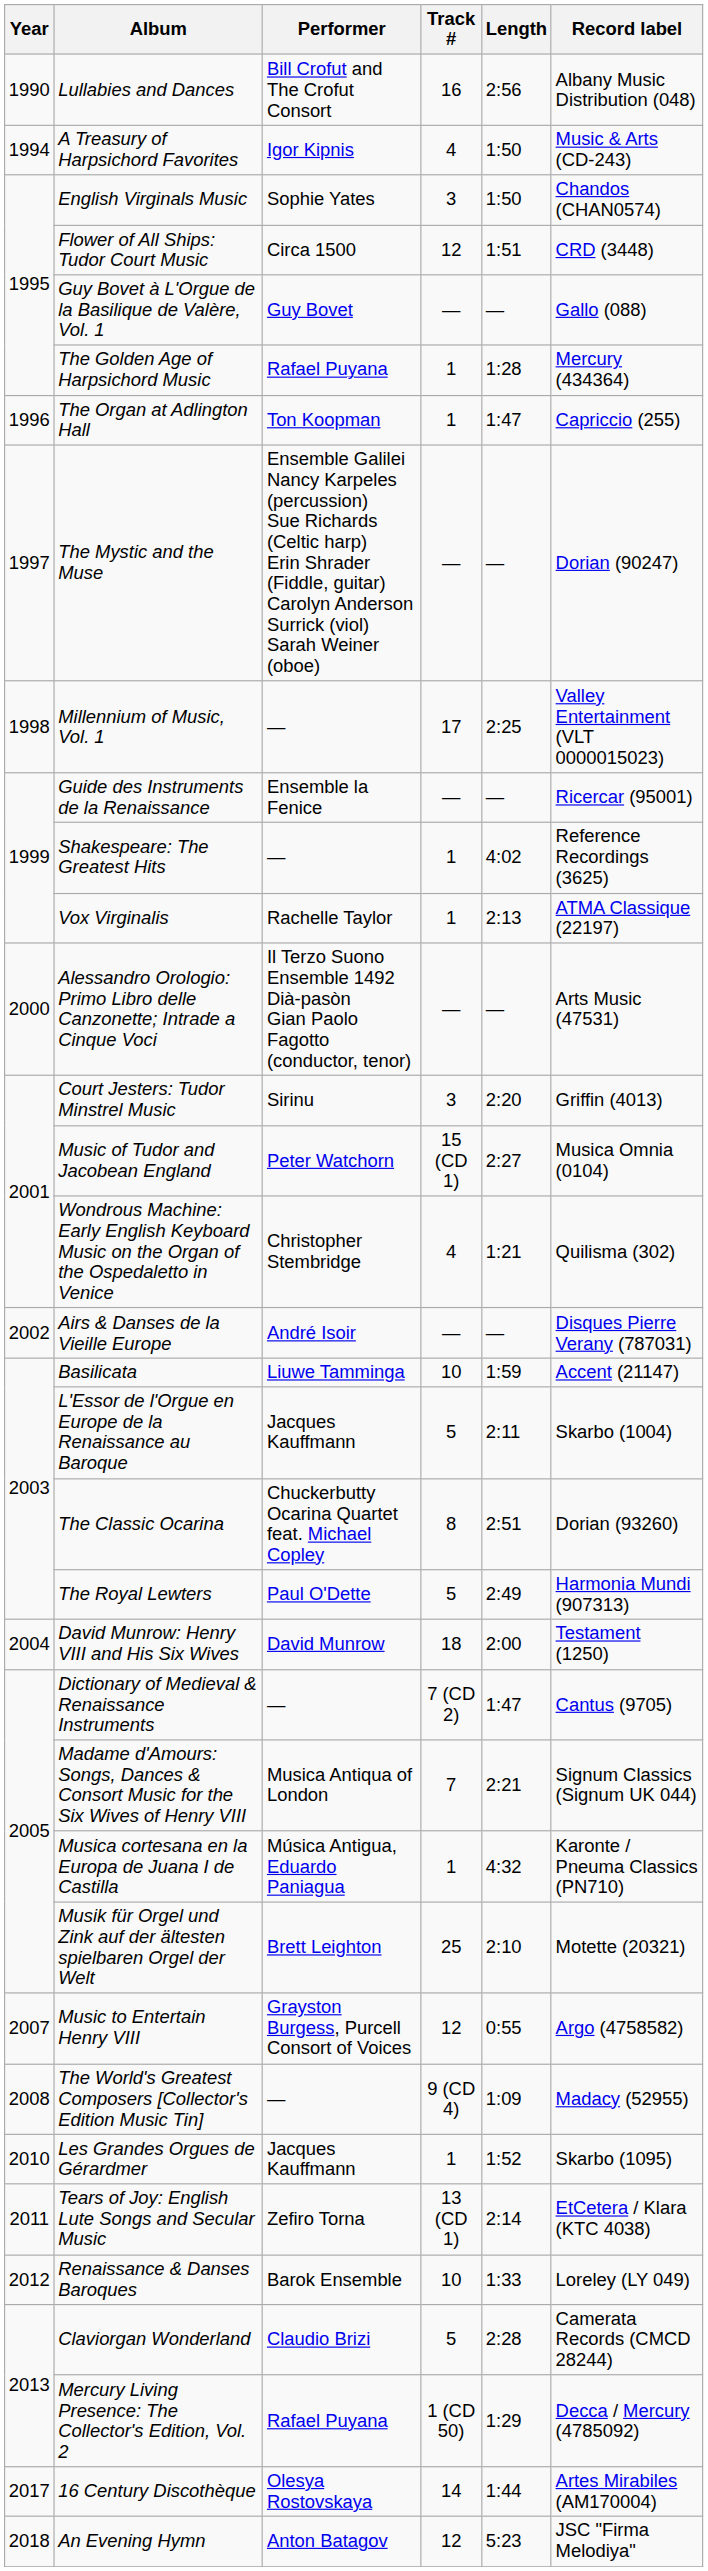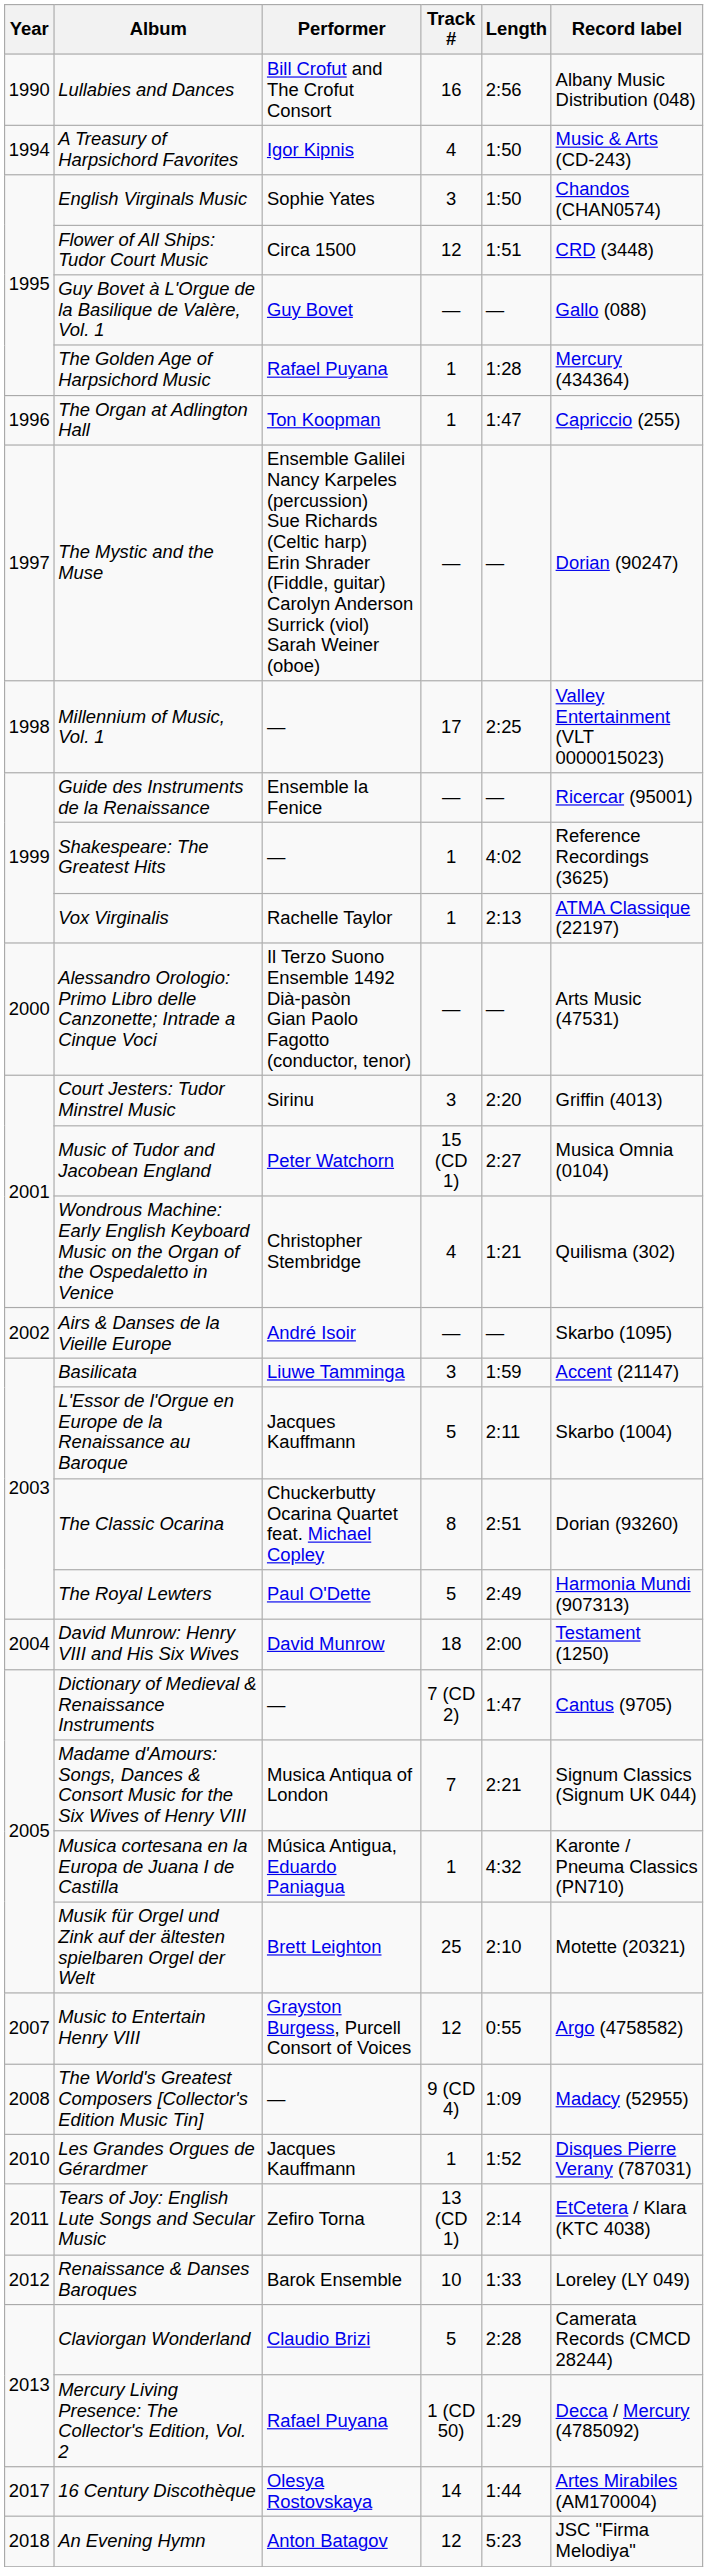(624, 1332) Disques Pierre Verany (787031) -> (614, 1332) Skarbo (1095)
(451, 1372) 10 -> (451, 1372) 3
(614, 2159) Skarbo (1095) -> (624, 2159) Disques Pierre Verany (787031)
